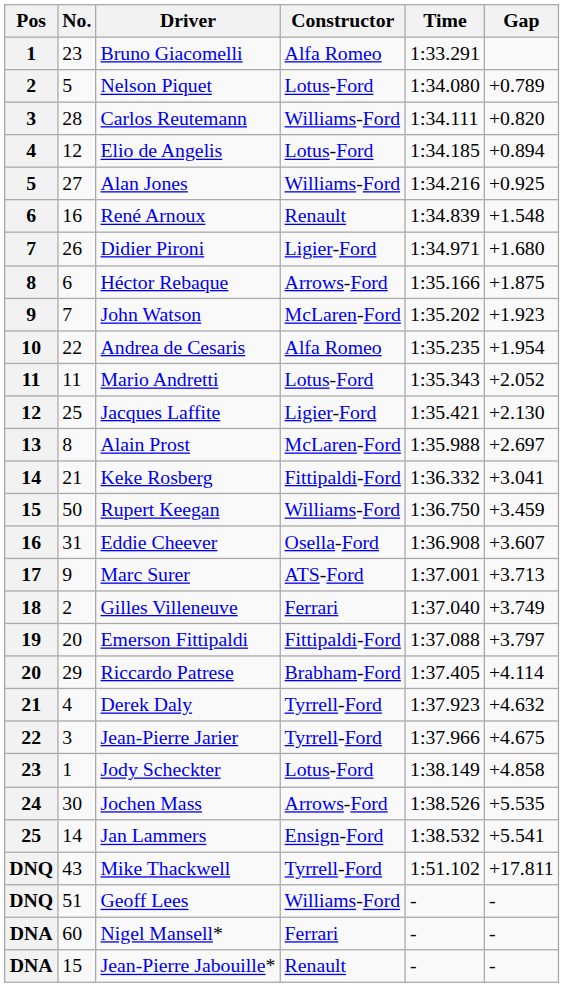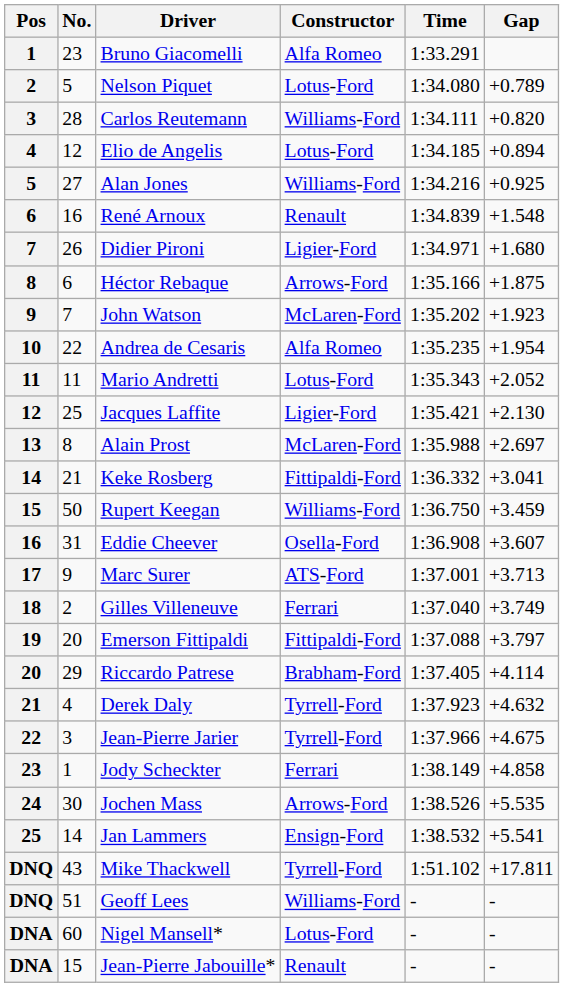(329, 770) Lotus-Ford -> (311, 770) Ferrari
(311, 933) Ferrari -> (329, 933) Lotus-Ford
